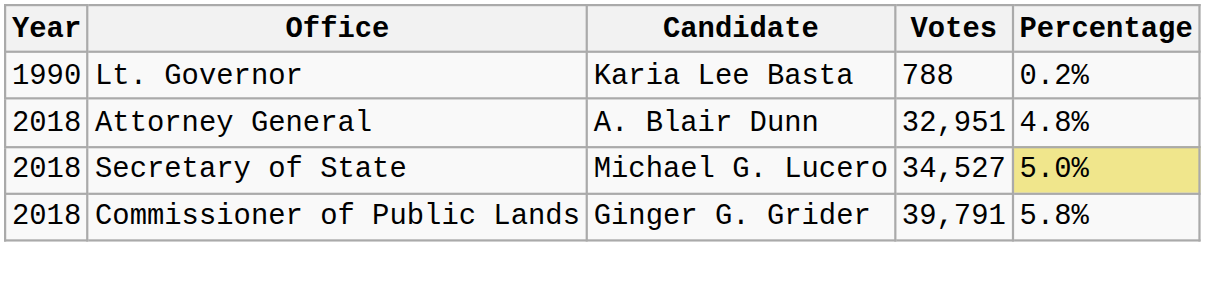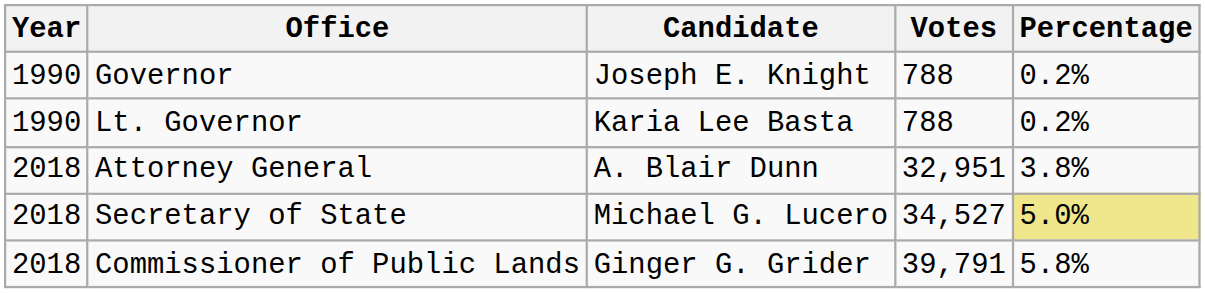+ row: (164, 76)
(1054, 123) 4.8% -> (1054, 170) 3.8%
